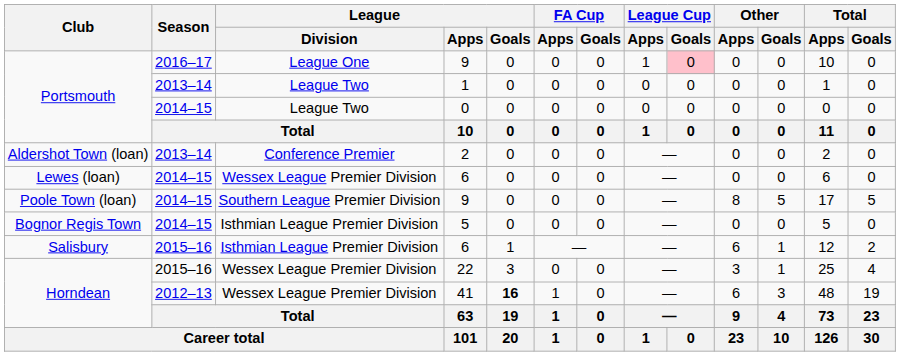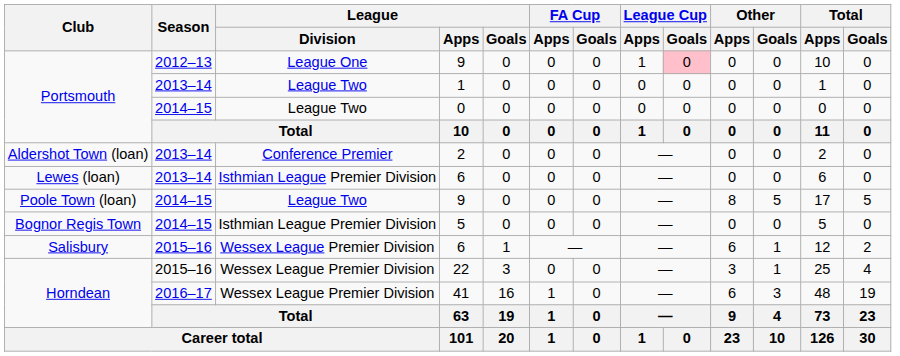(183, 62) 2016–17 -> (183, 62) 2012–13
(183, 177) 2014–15 -> (183, 177) 2013–14
(329, 177) Wessex League Premier Division -> (327, 177) Isthmian League Premier Division
(329, 200) Southern League Premier Division -> (327, 200) League Two
(329, 246) Isthmian League Premier Division -> (327, 246) Wessex League Premier Division
(183, 293) 2012–13 -> (183, 293) 2016–17
(510, 293) bold -> (506, 293) normal
